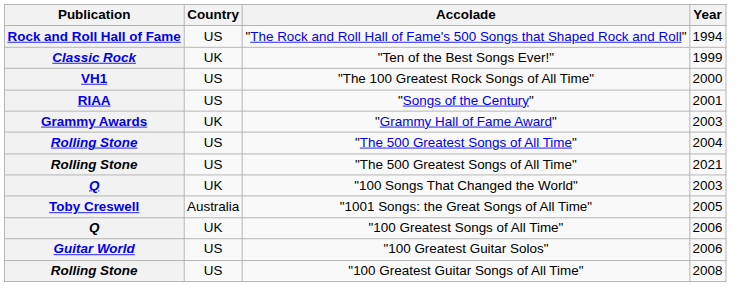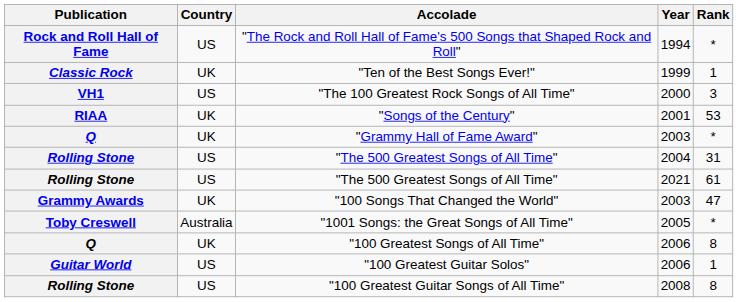+ column: (713, 15)
(213, 100) US -> (206, 115) UK
(94, 121) Grammy Awards -> (91, 136) Q
(94, 185) Q -> (91, 200) Grammy Awards
